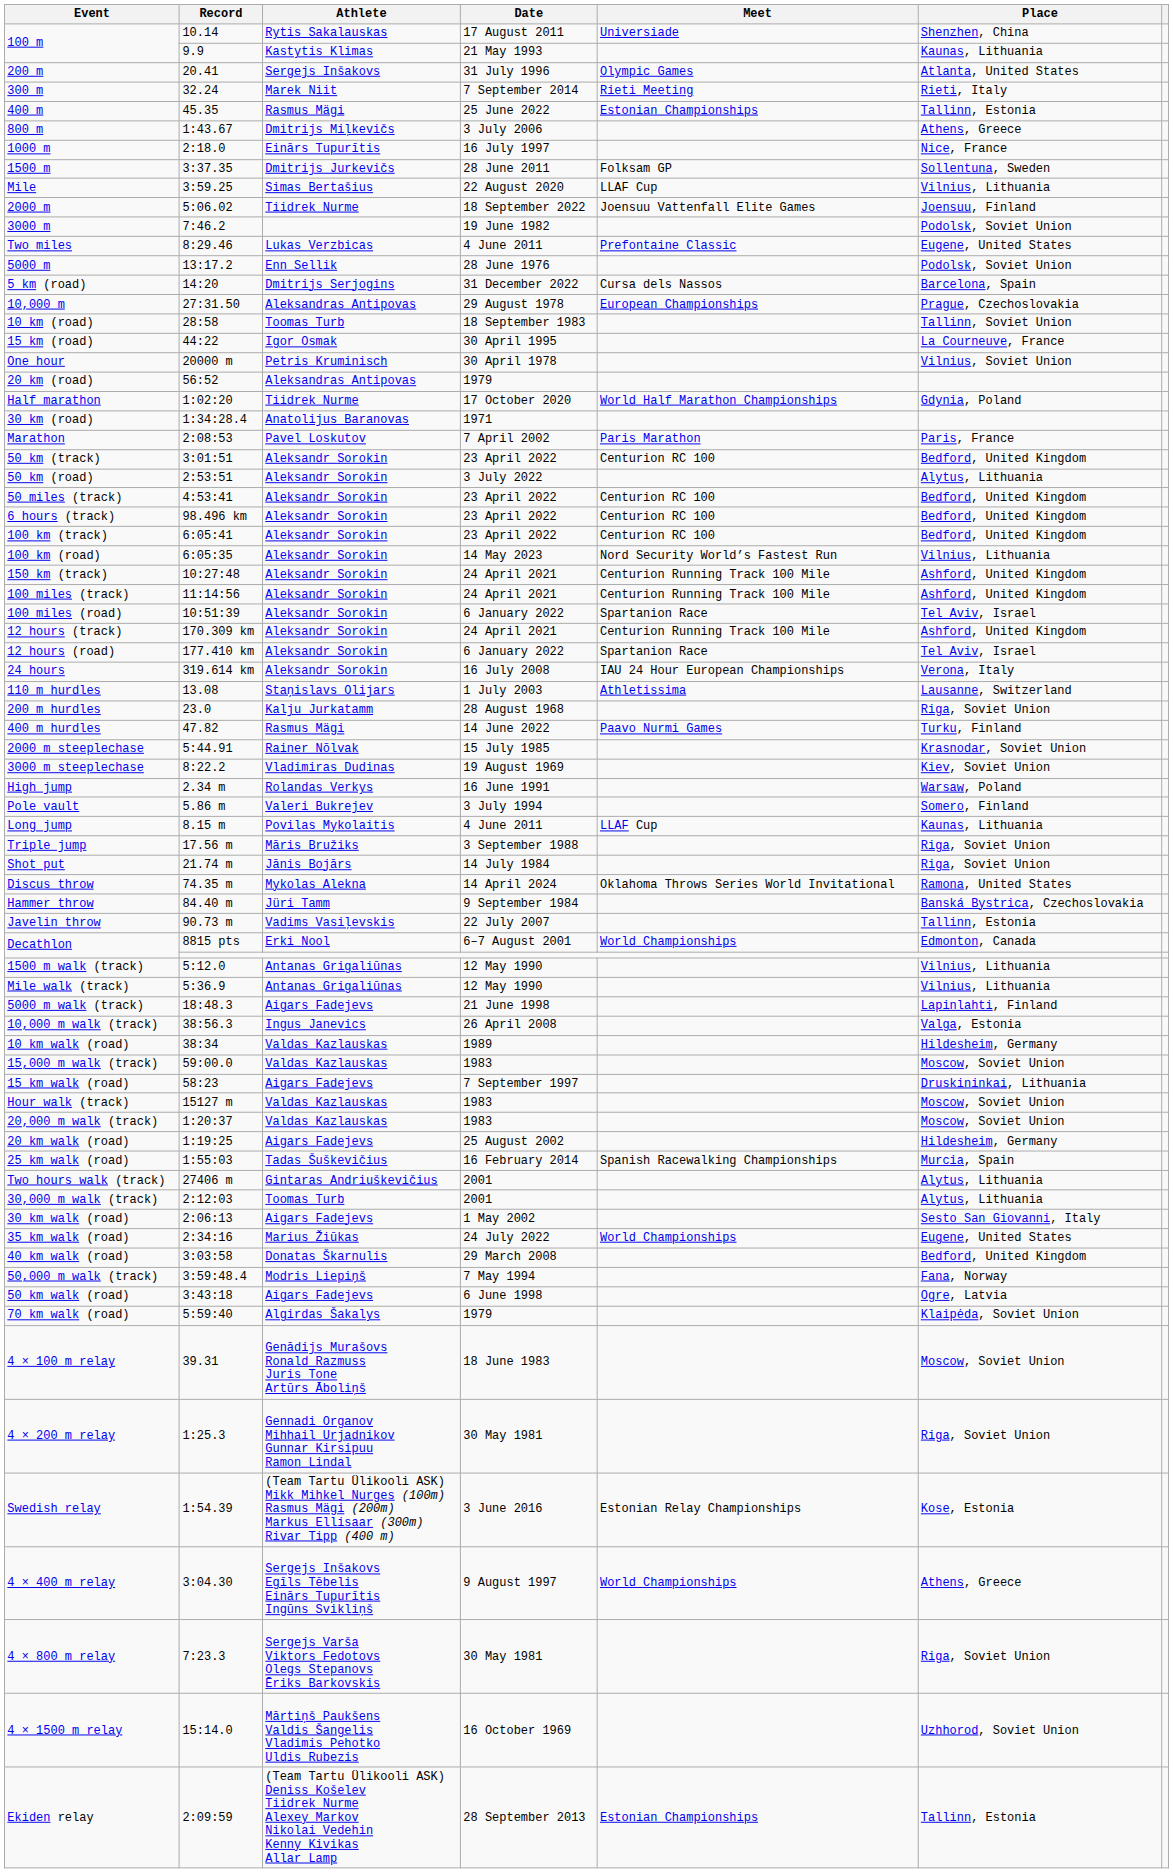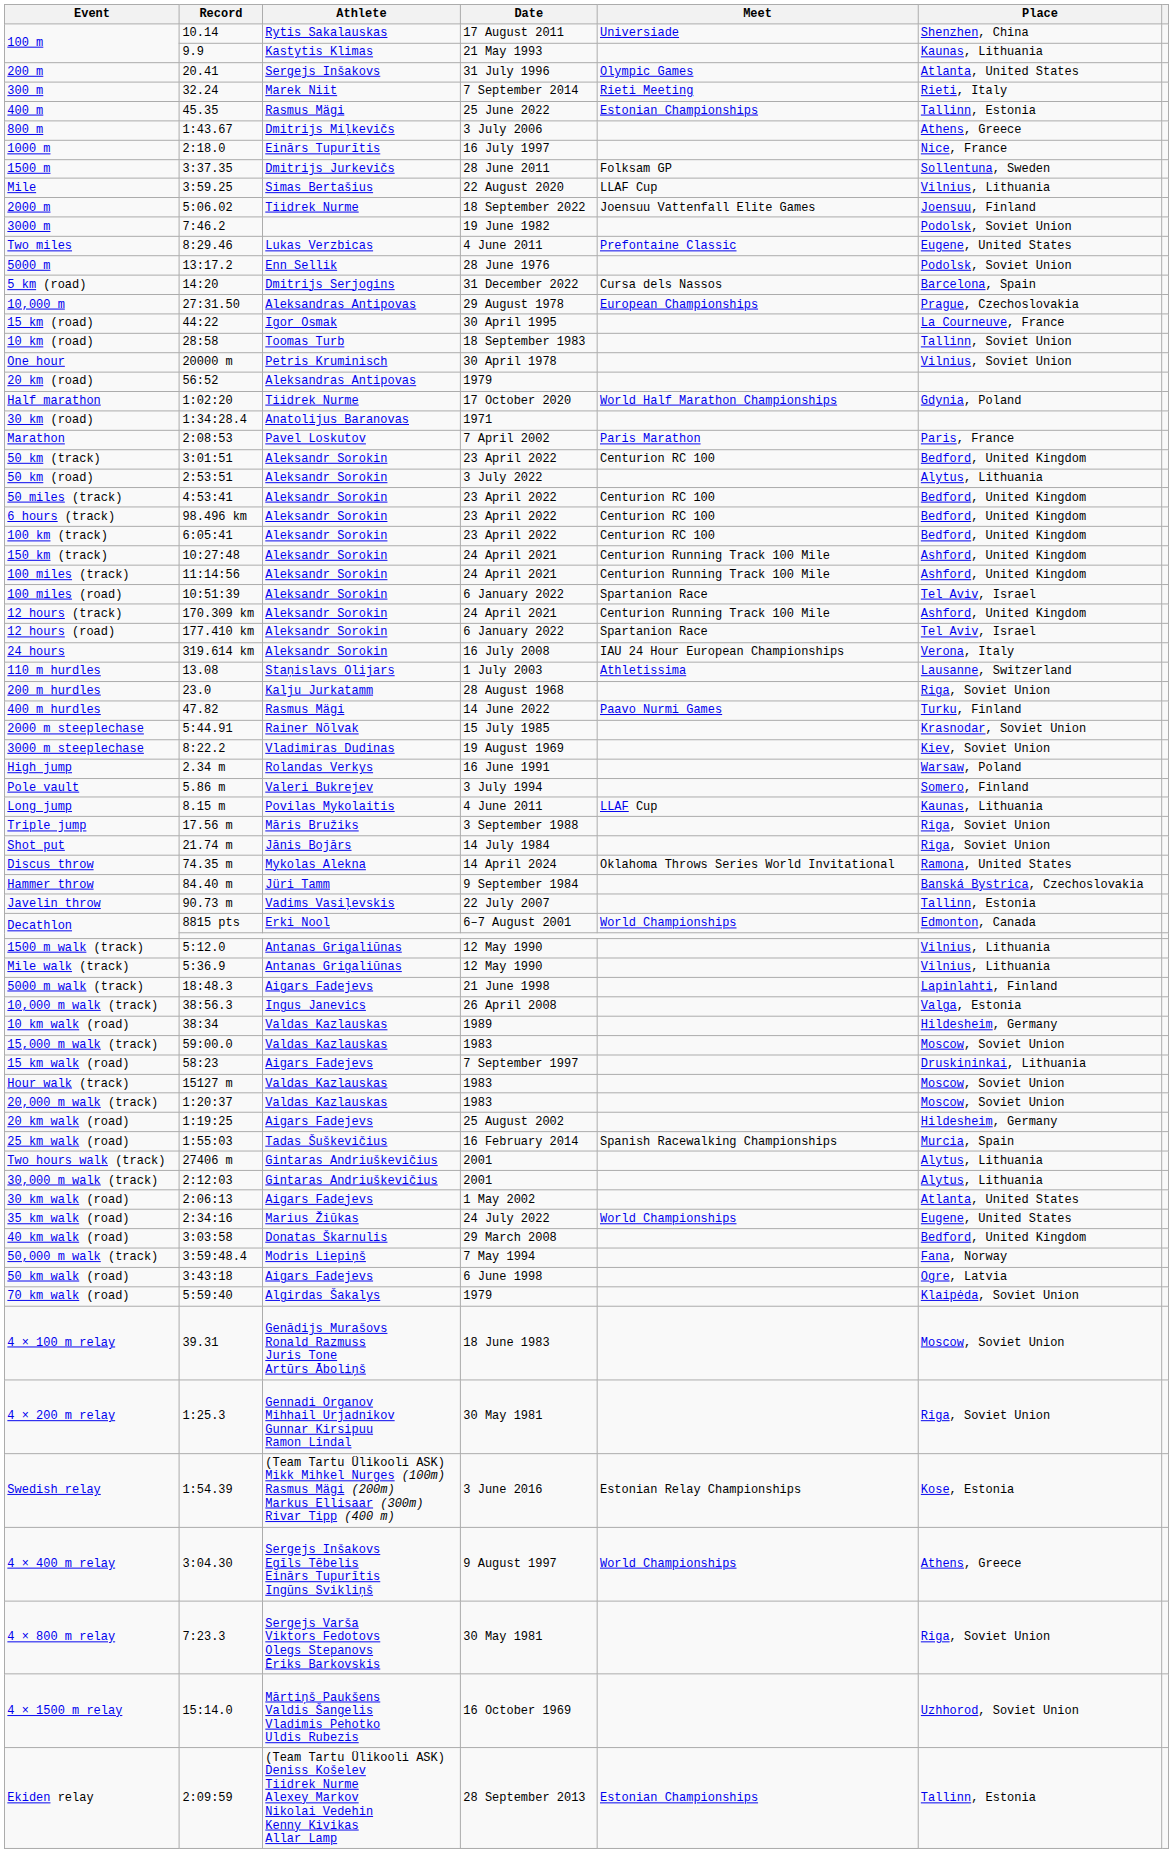rows swapped: (50, 324) <-> (50, 343)
- row: (54, 556)
(305, 1200) Toomas Turb -> (352, 1181) Gintaras Andriuškevičius
(1011, 1219) Sesto San Giovanni, Italy -> (1000, 1200) Atlanta, United States
